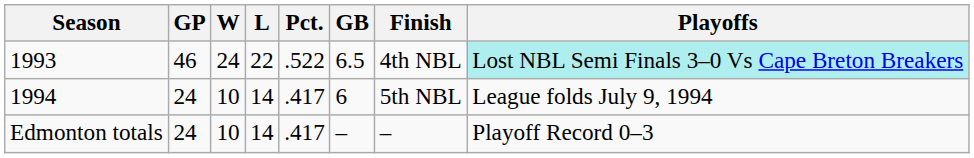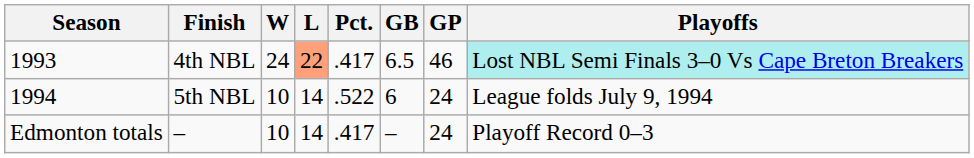columns swapped: (190, 22) <-> (421, 22)
(262, 59) no background -> (312, 59) lightsalmon background
(304, 59) .522 -> (354, 59) .417
(304, 96) .417 -> (354, 96) .522
